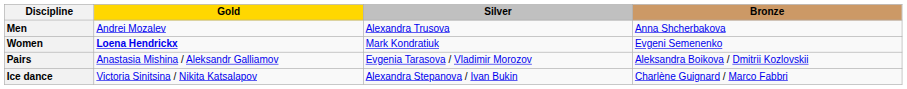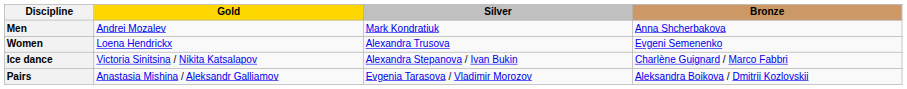(408, 28) Alexandra Trusova -> (402, 28) Mark Kondratiuk
(137, 44) bold -> (134, 44) normal
(402, 44) Mark Kondratiuk -> (408, 44) Alexandra Trusova
rows swapped: (19, 60) <-> (30, 76)
